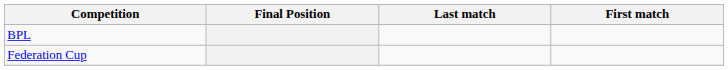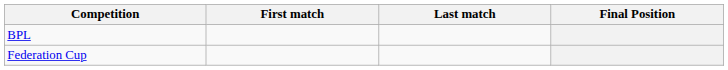columns swapped: (637, 14) <-> (292, 14)
